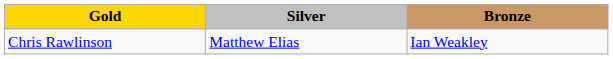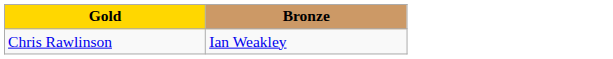- column: (306, 16)
